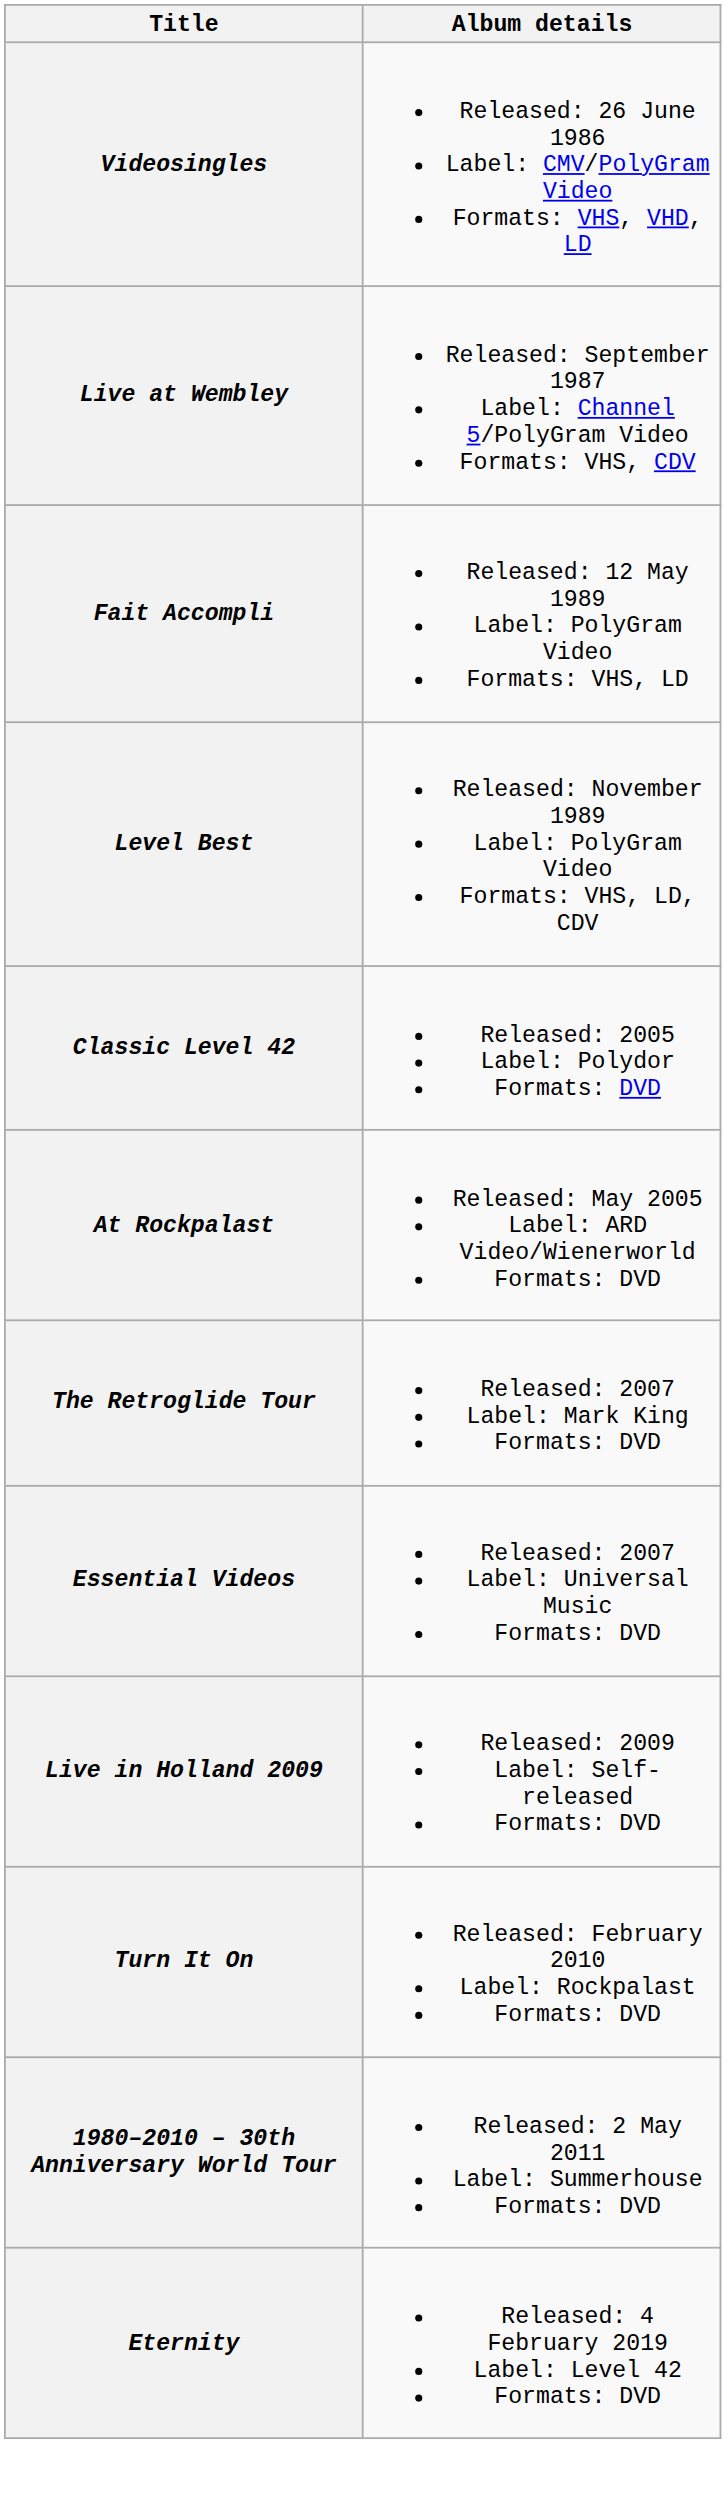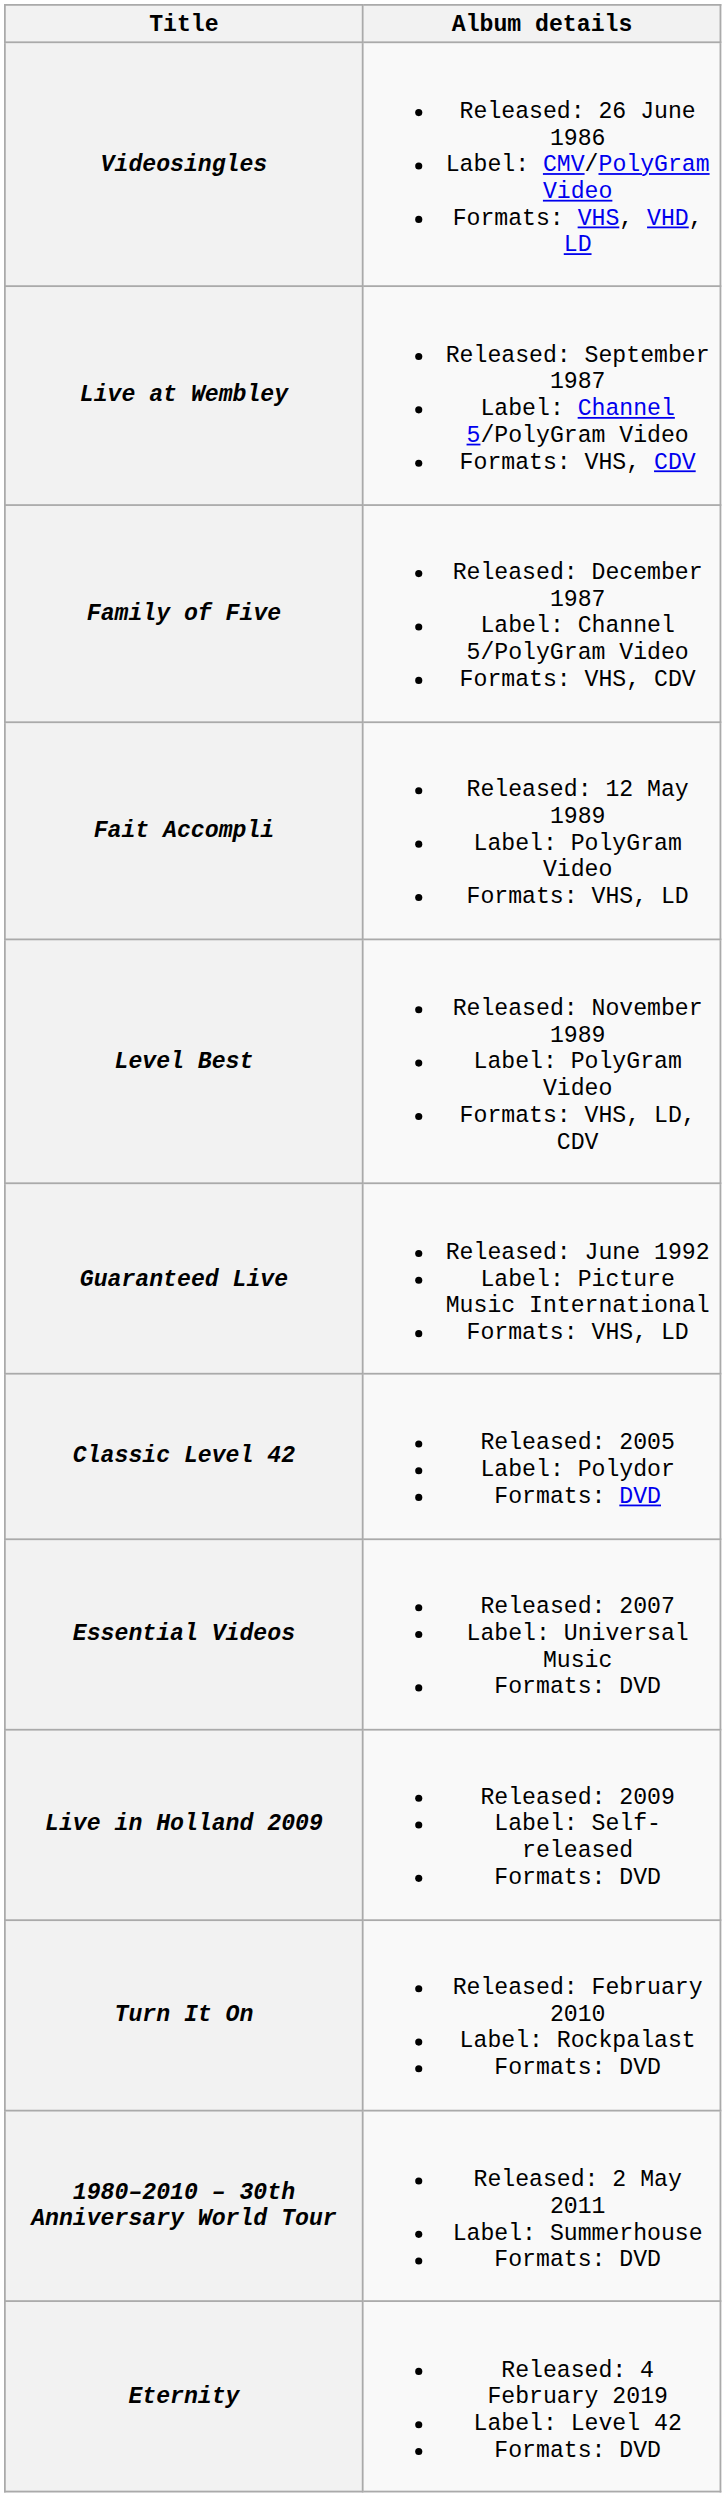+ row: (184, 613)
+ row: (184, 1279)
- row: (184, 1225)
- row: (184, 1403)
